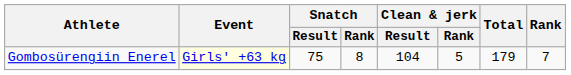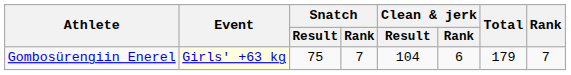(359, 58) 8 -> (359, 58) 7
(459, 58) 5 -> (459, 58) 6
